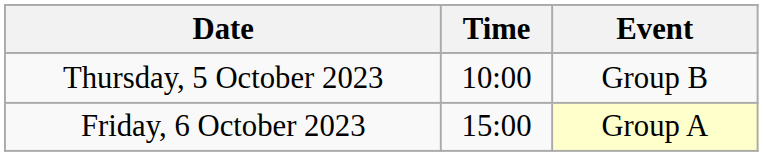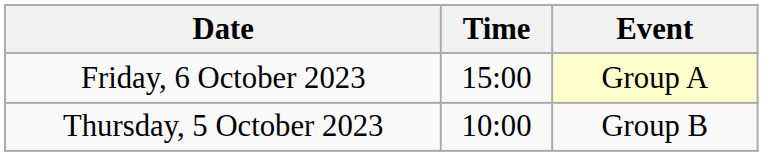rows swapped: (223, 77) <-> (223, 126)
